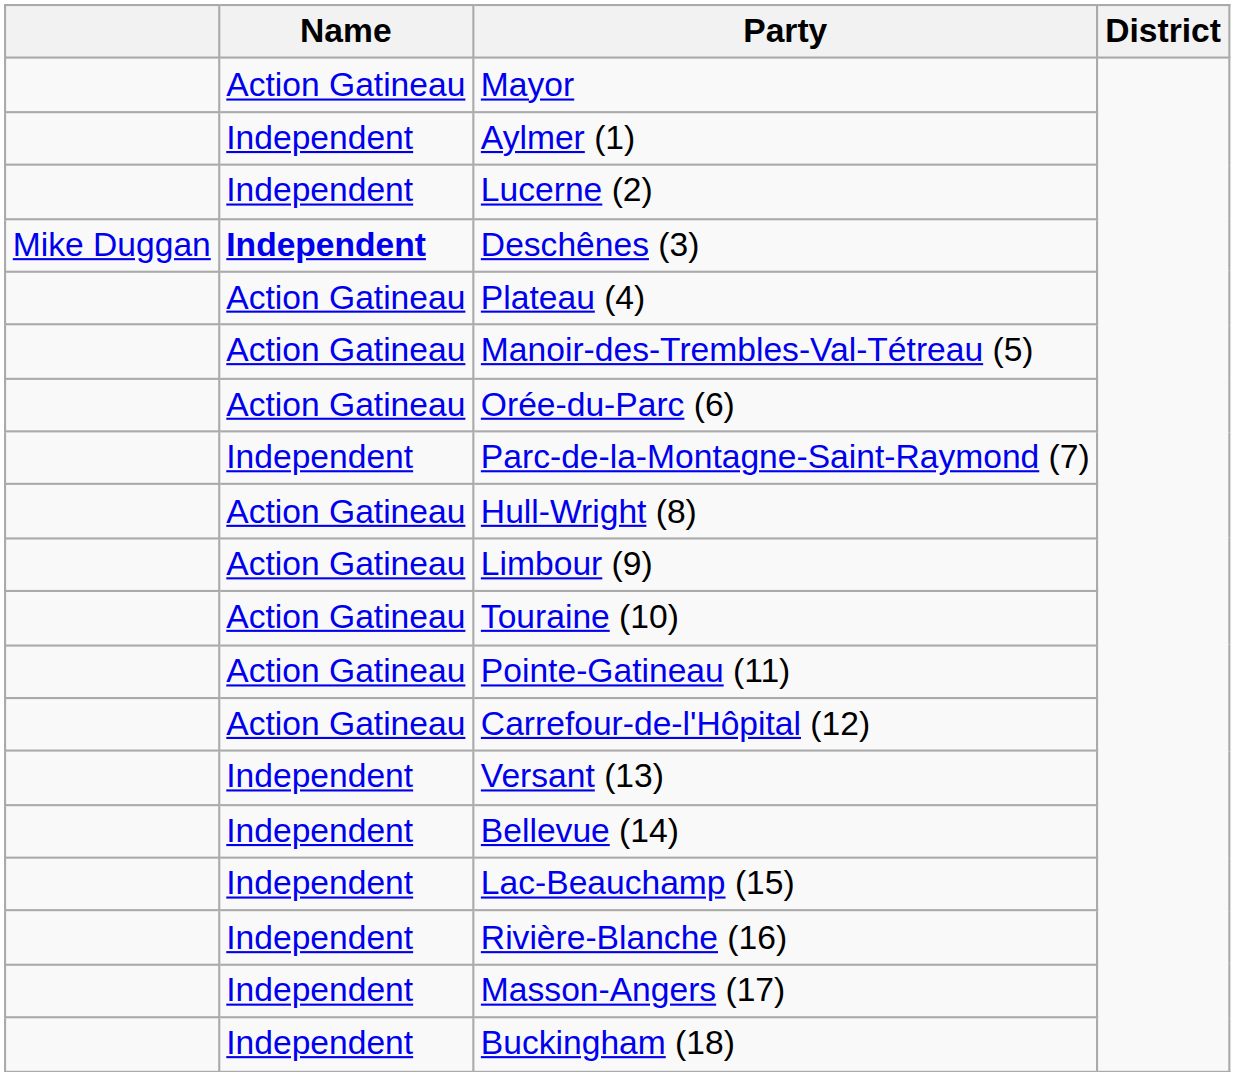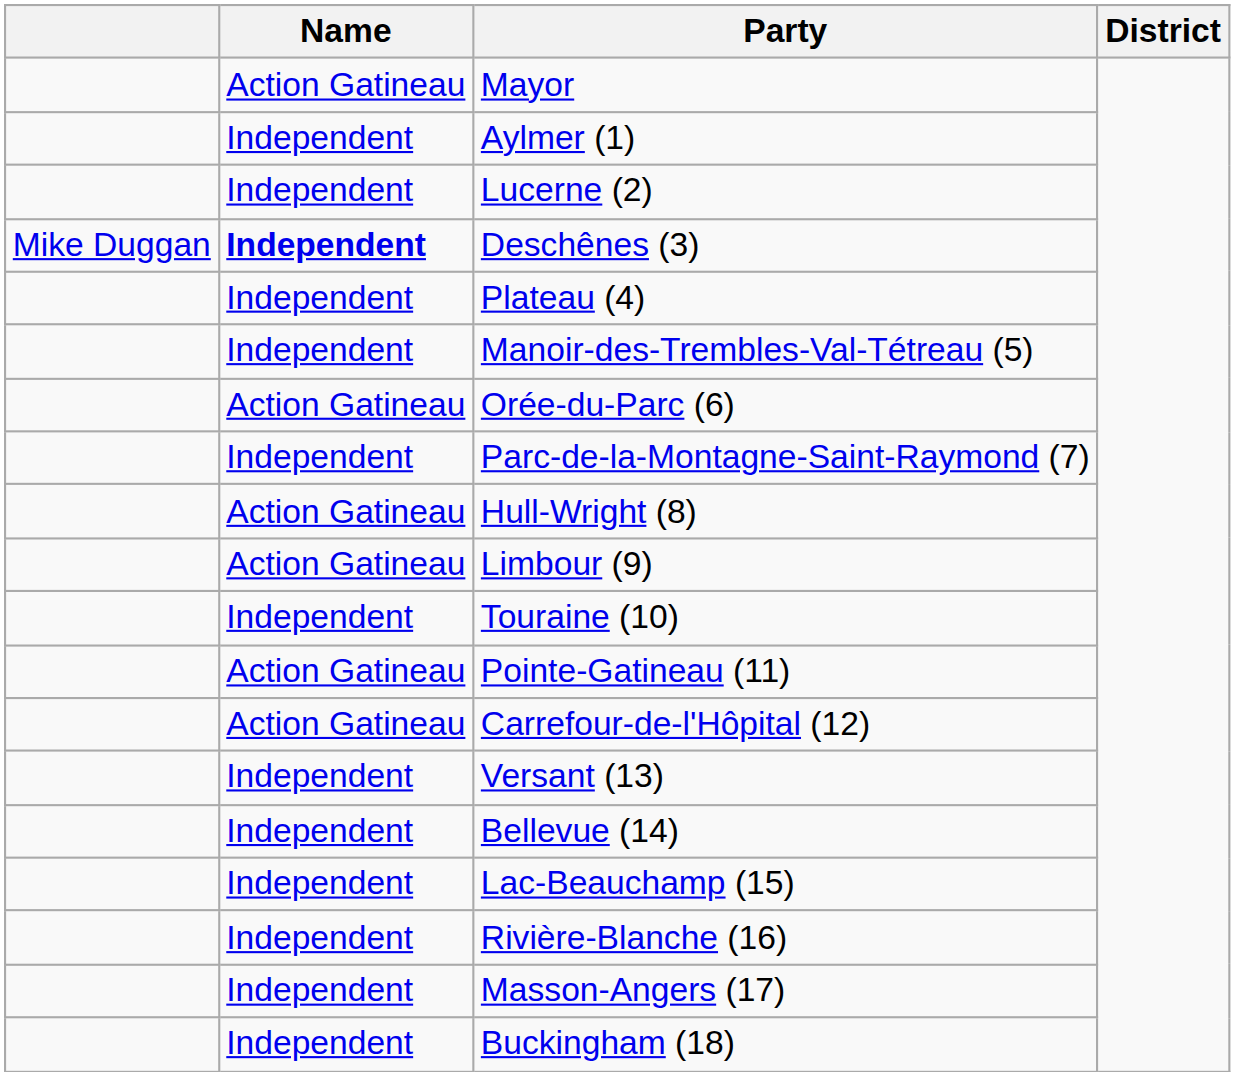(346, 297) Action Gatineau -> (320, 297) Independent
(346, 350) Action Gatineau -> (320, 350) Independent
(346, 617) Action Gatineau -> (320, 617) Independent
